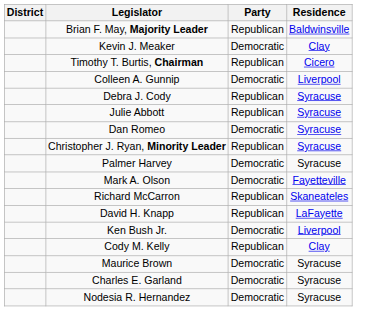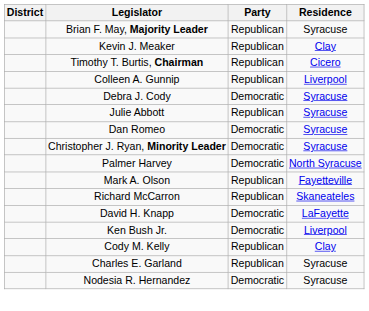(319, 29) Baldwinsville -> (325, 29) Syracuse
(257, 46) Democratic -> (257, 46) Republican
(257, 79) Democratic -> (257, 79) Republican
(257, 96) Republican -> (257, 96) Democratic
(257, 146) Republican -> (257, 146) Democratic
(319, 163) Syracuse -> (325, 163) North Syracuse
(257, 180) Democratic -> (257, 180) Republican
(257, 213) Republican -> (257, 213) Democratic
- row: (137, 264)
(257, 280) Democratic -> (257, 264) Republican
